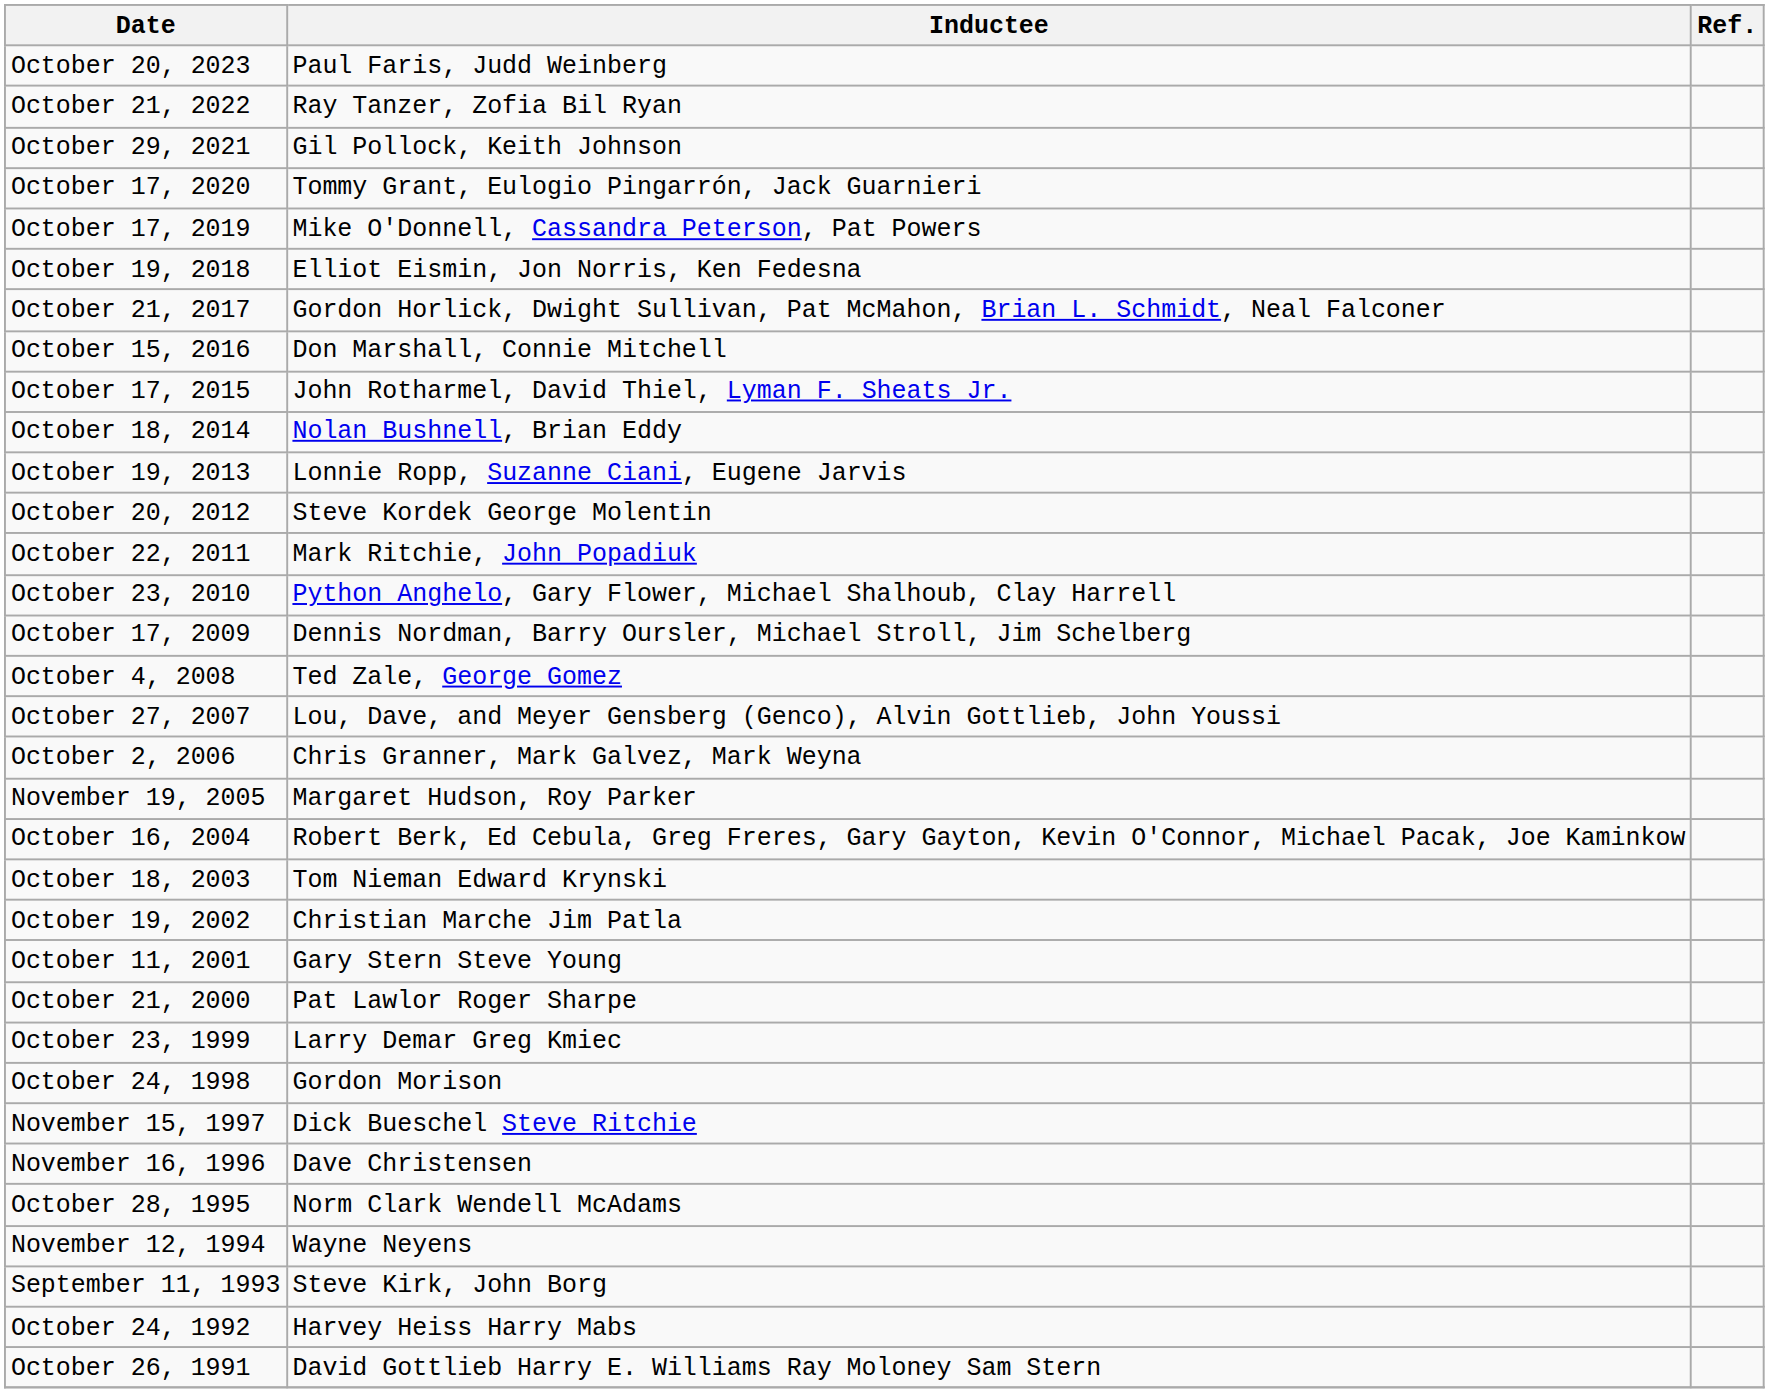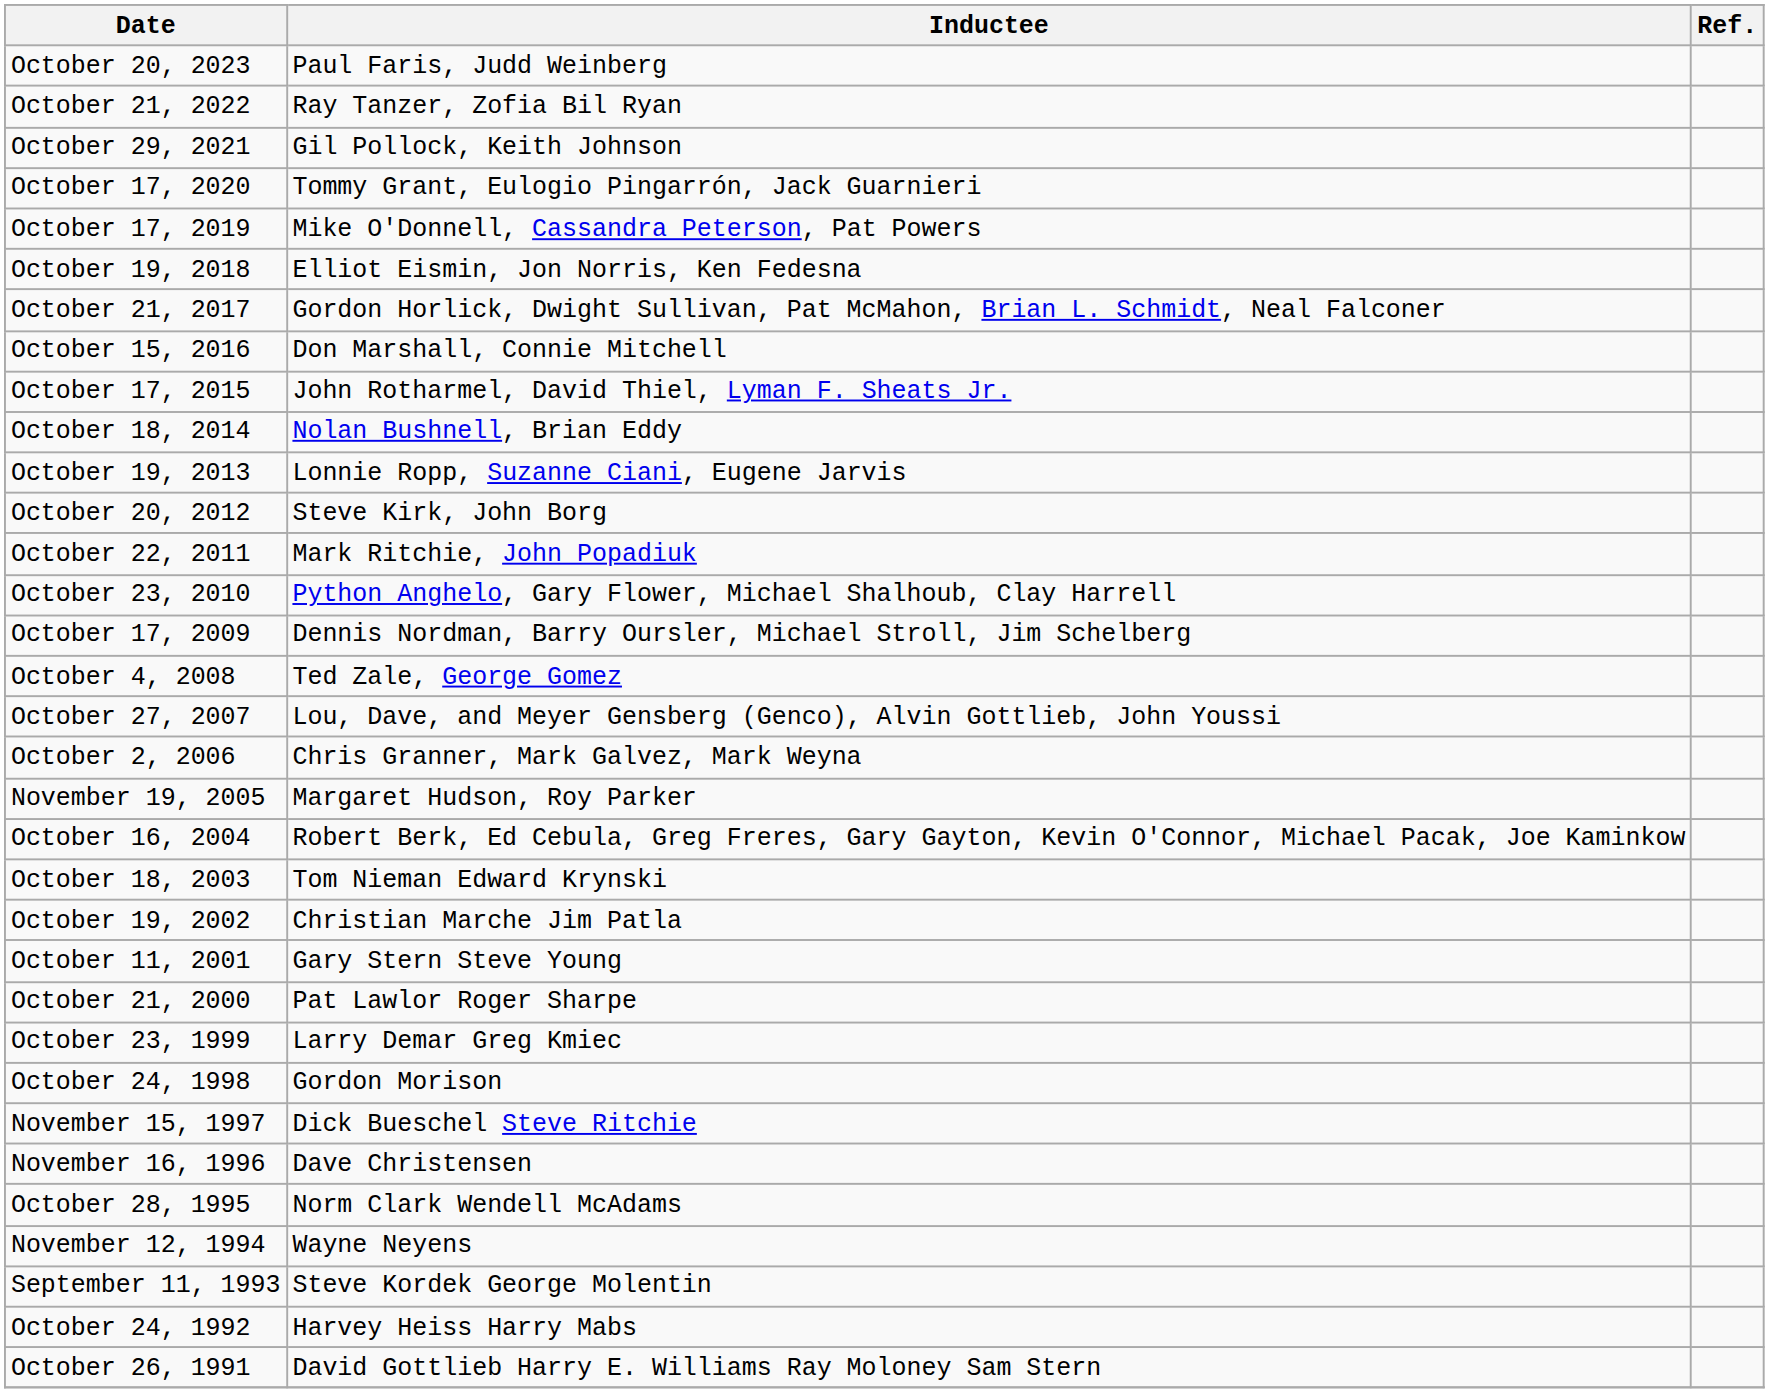(502, 513) Steve Kordek George Molentin -> (450, 513) Steve Kirk, John Borg
(450, 1286) Steve Kirk, John Borg -> (502, 1286) Steve Kordek George Molentin
